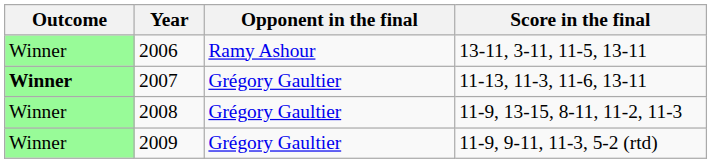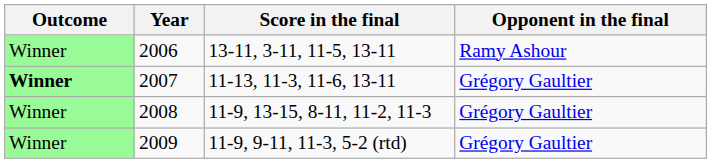columns swapped: (329, 19) <-> (580, 19)
